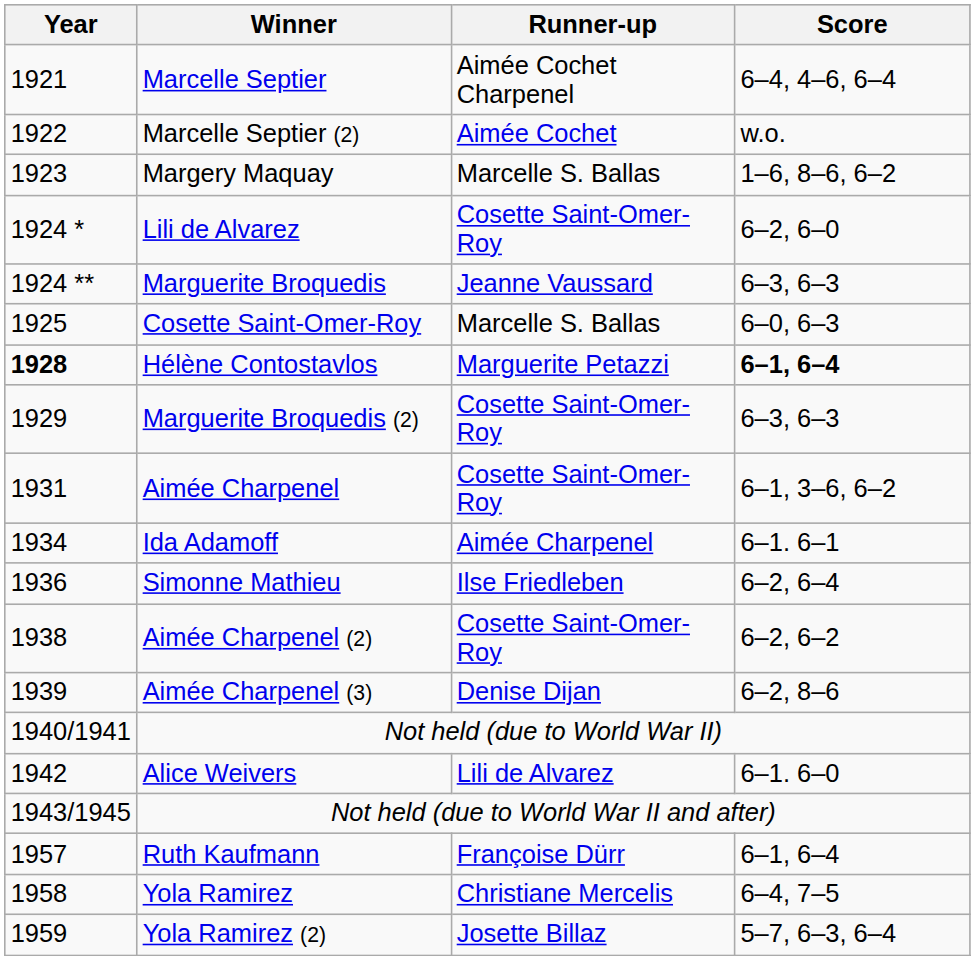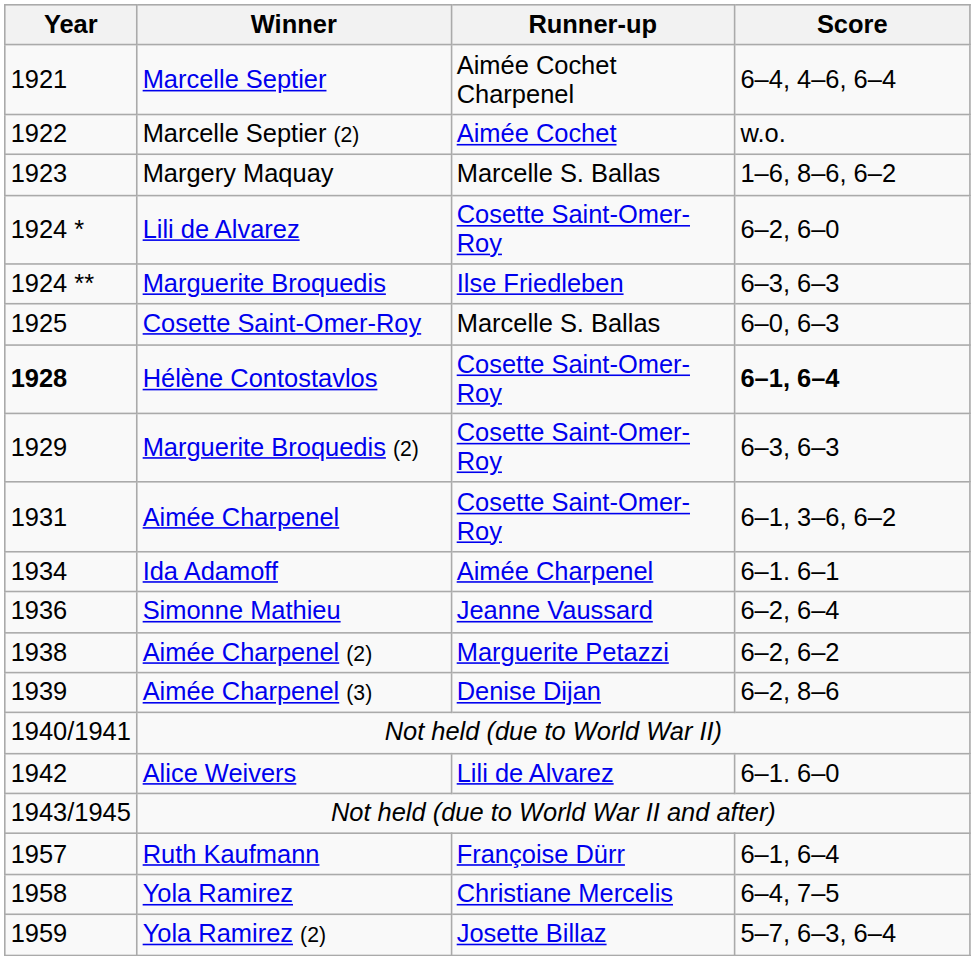(555, 283) Jeanne Vaussard -> (540, 283) Ilse Friedleben
(563, 364) Marguerite Petazzi -> (573, 378) Cosette Saint-Omer-Roy
(540, 582) Ilse Friedleben -> (555, 611) Jeanne Vaussard
(573, 637) Cosette Saint-Omer-Roy -> (563, 651) Marguerite Petazzi
